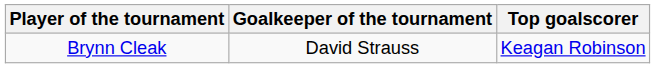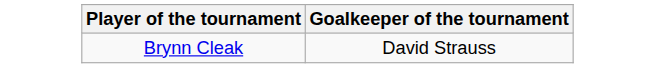- column: (573, 18)
